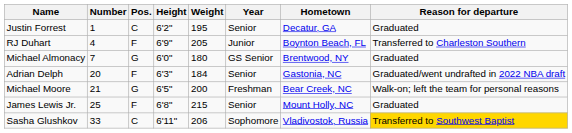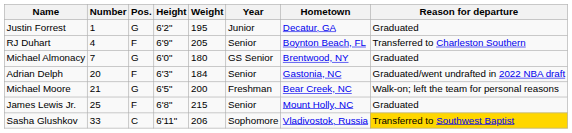(135, 27) C -> (135, 27) G
(242, 27) Senior -> (241, 27) Junior
(241, 43) Junior -> (242, 43) Senior
